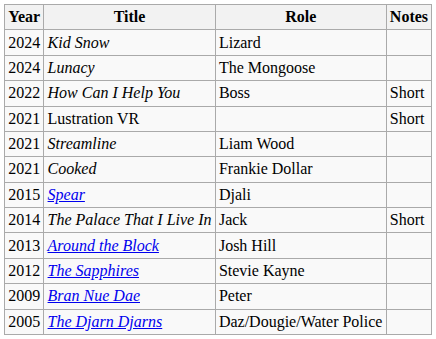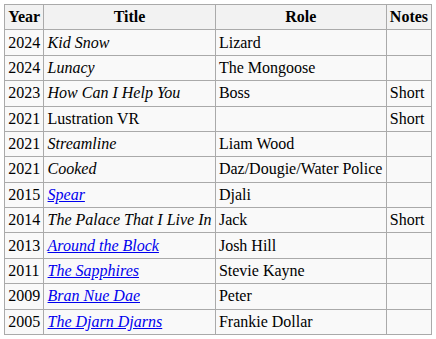(24, 93) 2022 -> (24, 93) 2023
(266, 169) Frankie Dollar -> (301, 169) Daz/Dougie/Water Police
(24, 270) 2012 -> (24, 270) 2011
(301, 321) Daz/Dougie/Water Police -> (266, 321) Frankie Dollar
